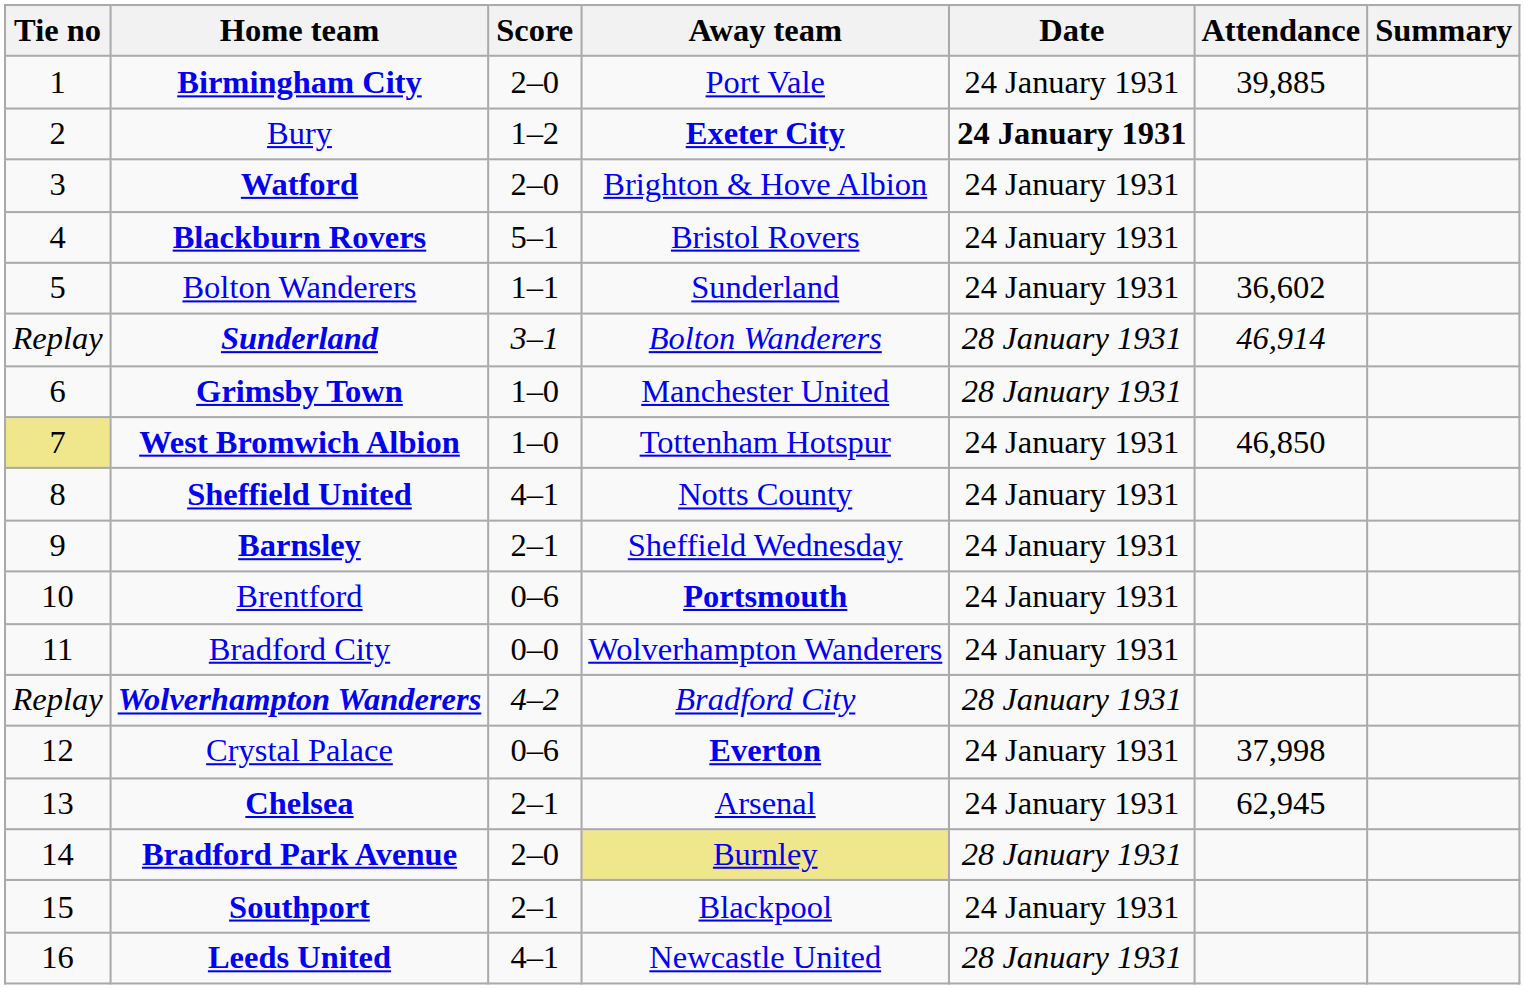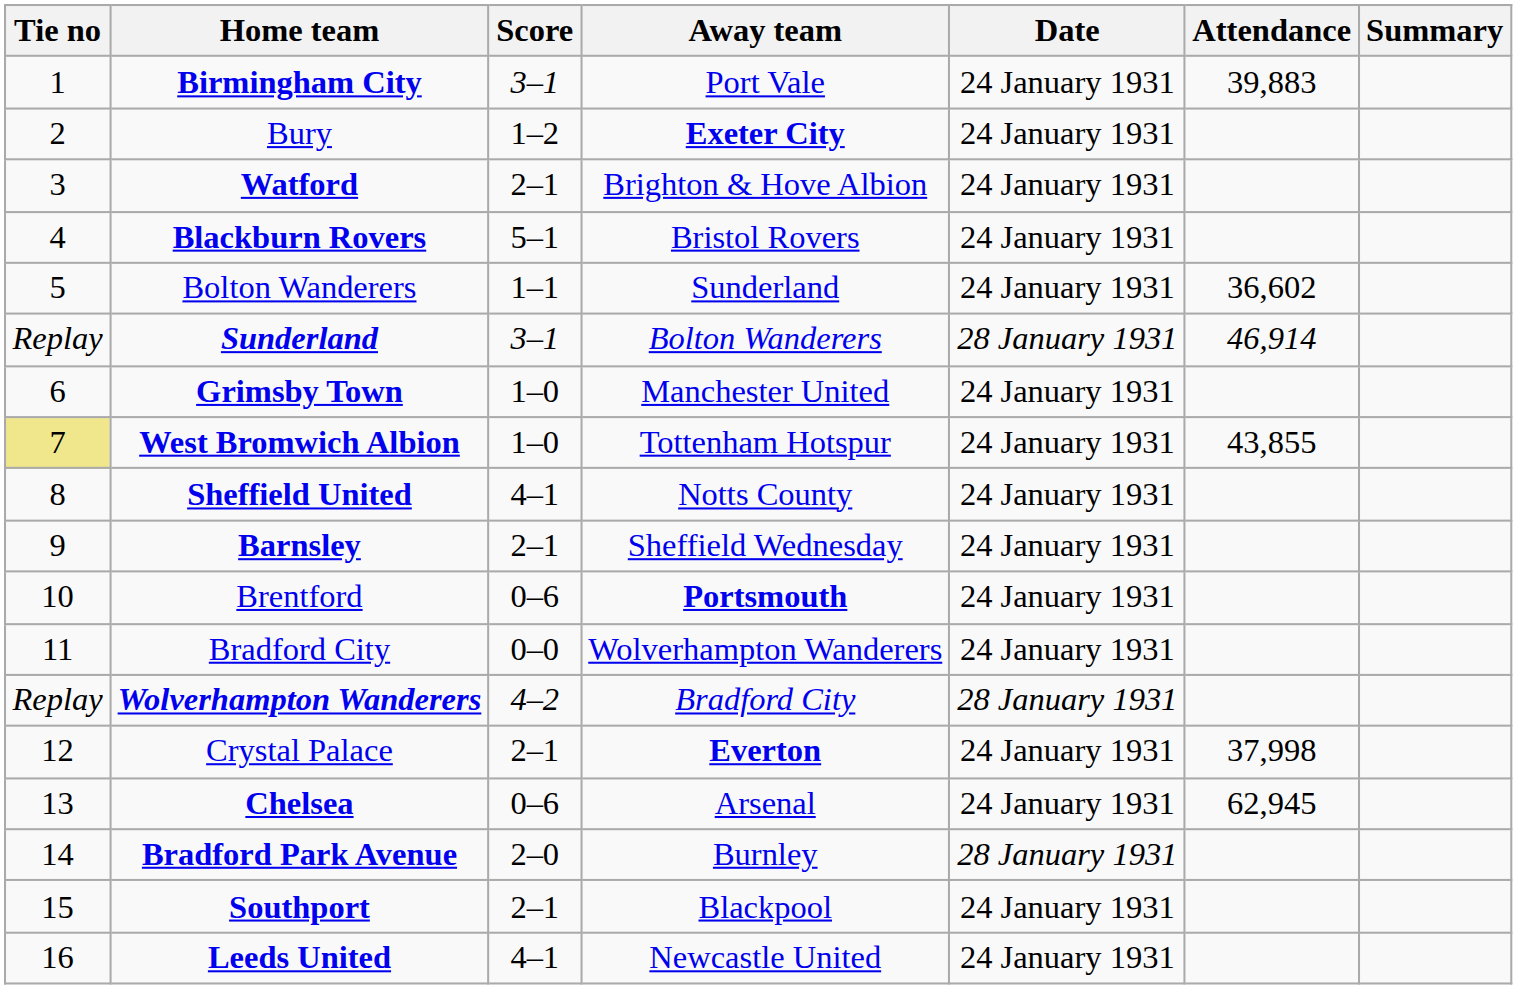(535, 81) 2–0 -> (535, 81) 3–1
(1281, 81) 39,885 -> (1272, 81) 39,883
(1072, 133) bold -> (1067, 133) normal
(535, 184) 2–0 -> (535, 184) 2–1
(1072, 390) 28 January 1931 -> (1067, 390) 24 January 1931
(1281, 442) 46,850 -> (1272, 442) 43,855
(535, 751) 0–6 -> (535, 751) 2–1
(535, 802) 2–1 -> (535, 802) 0–6
(765, 854) khaki background -> (765, 854) no background
(1072, 957) 28 January 1931 -> (1067, 957) 24 January 1931
